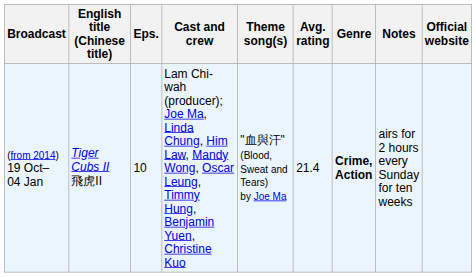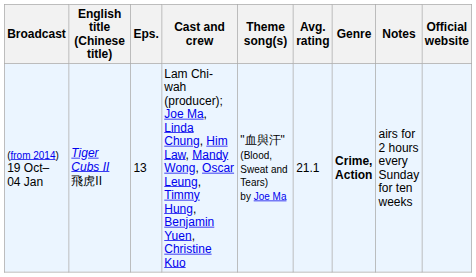(140, 168) 10 -> (140, 168) 13
(308, 168) 21.4 -> (308, 168) 21.1
